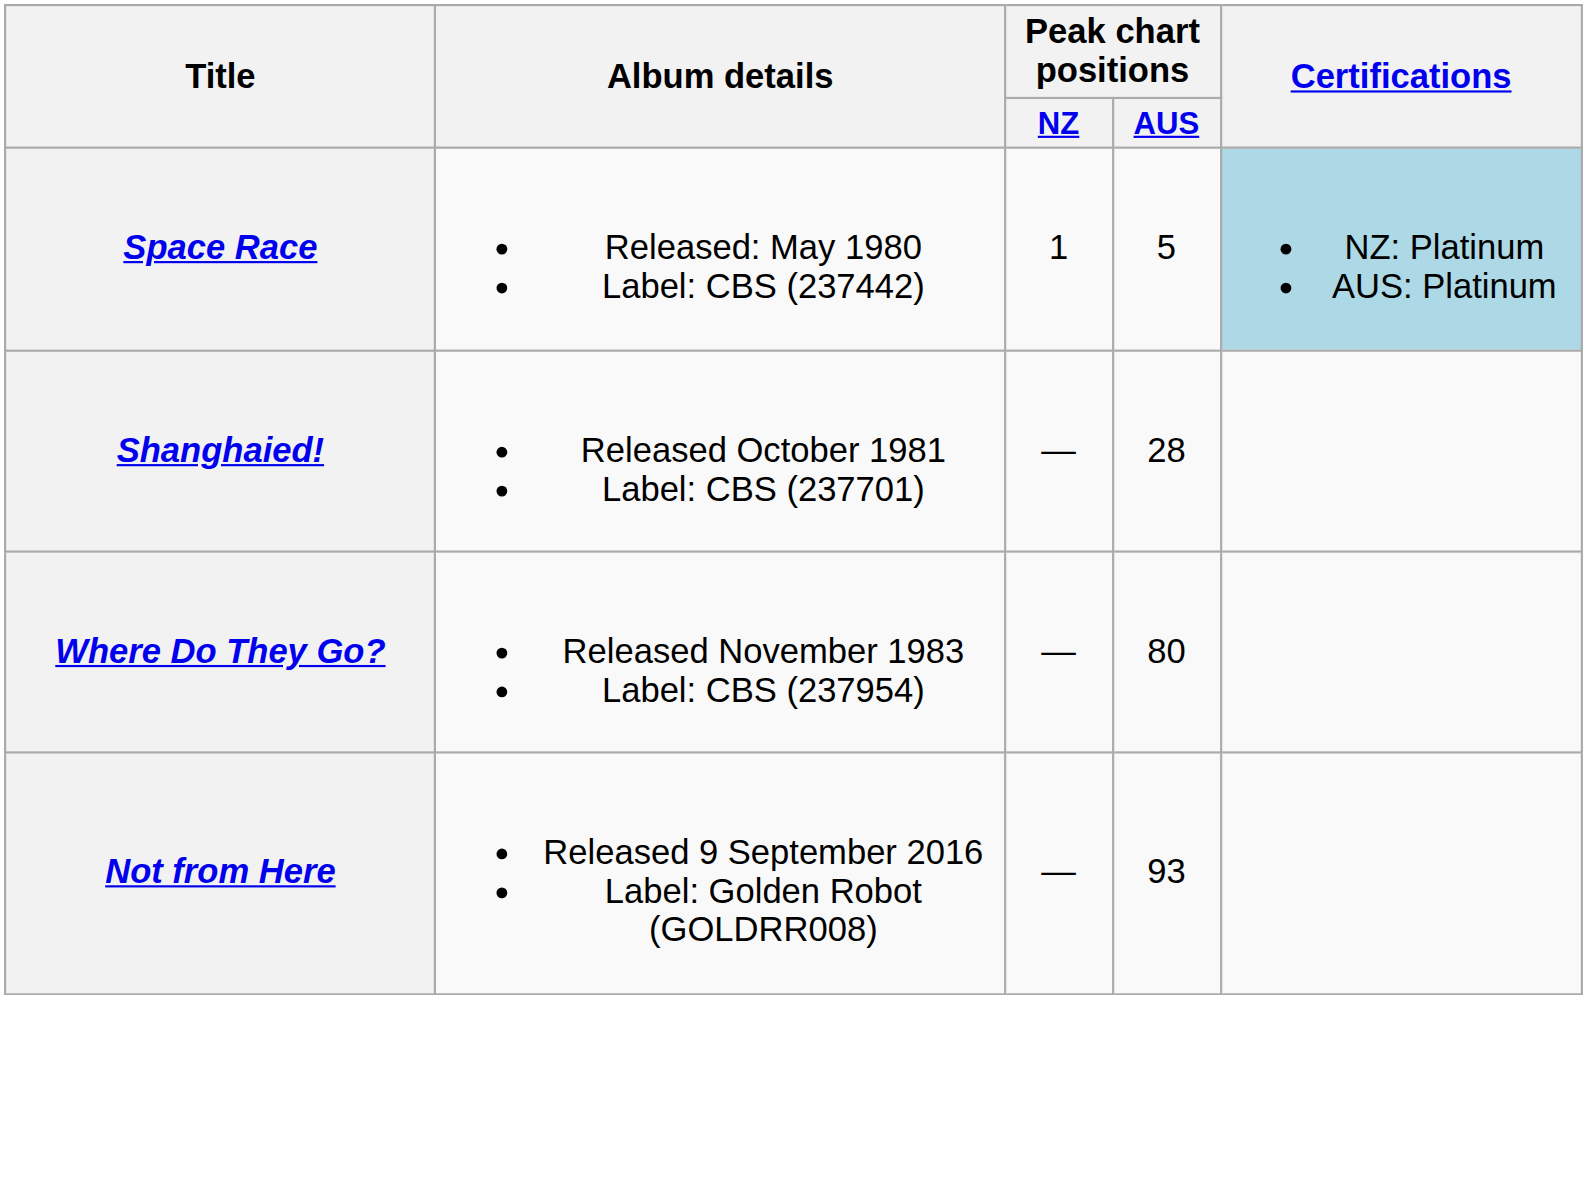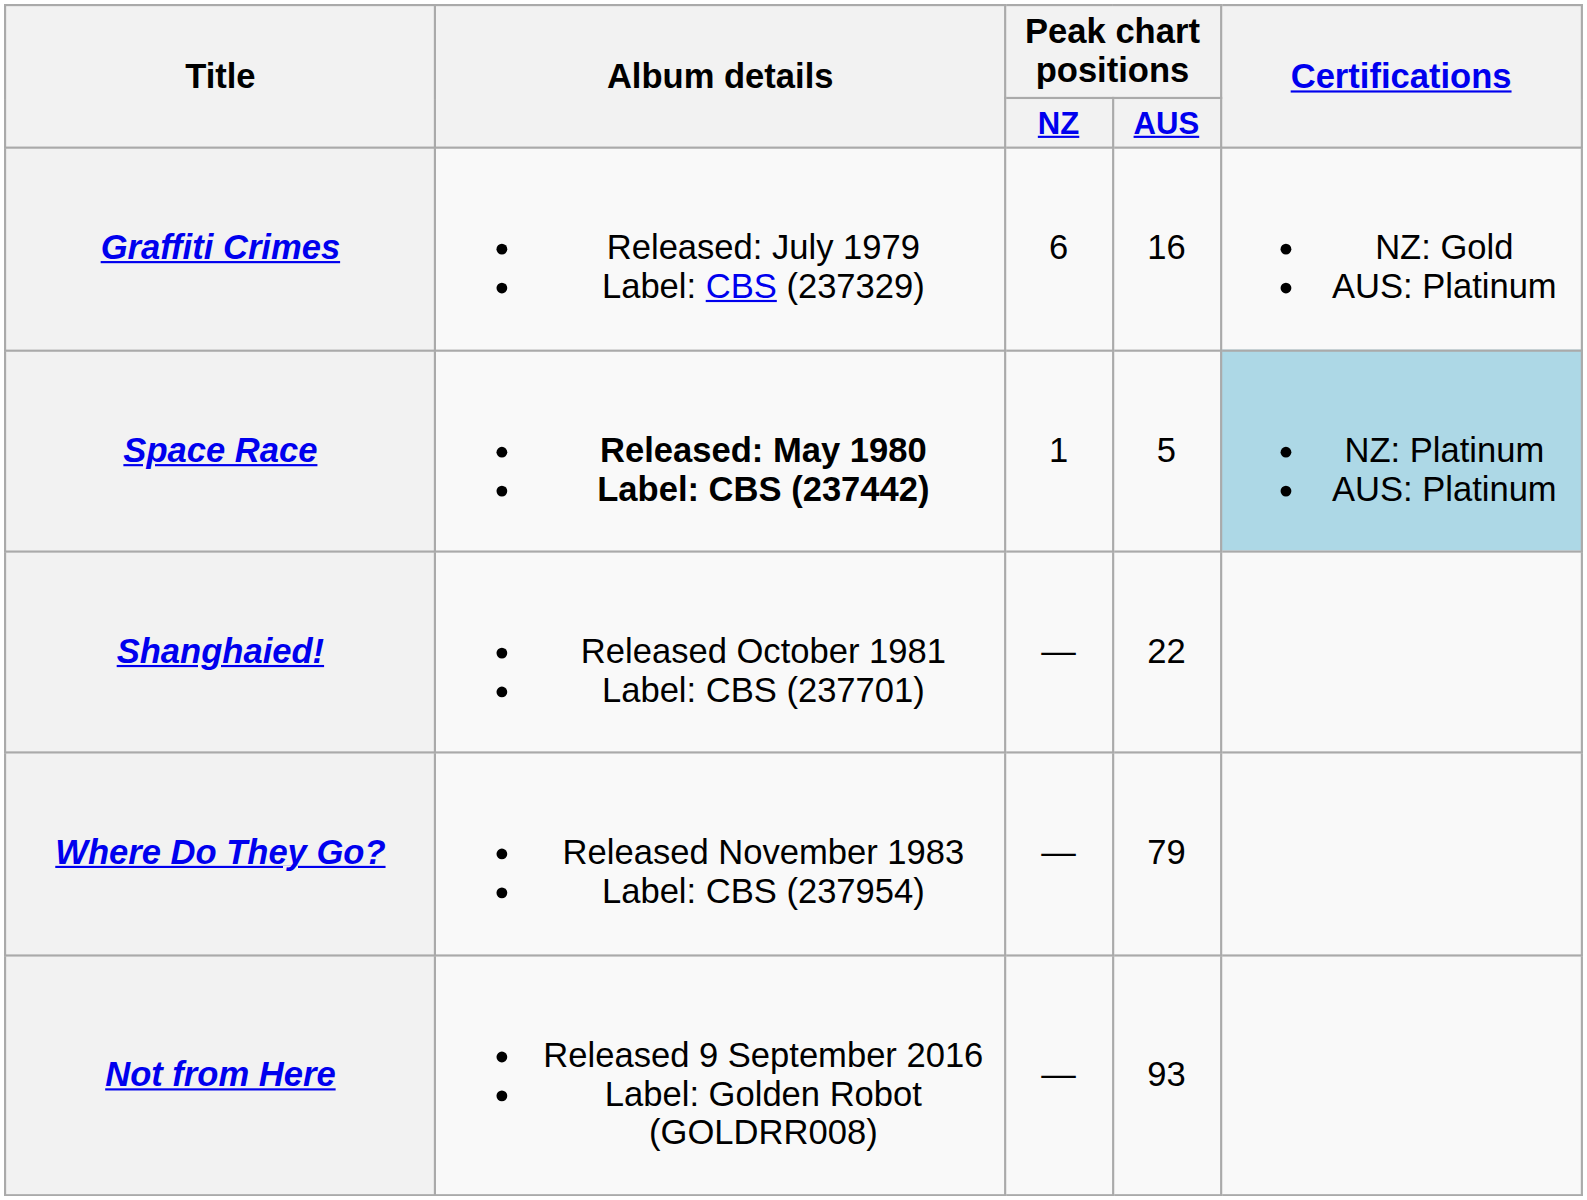+ row: (220, 248)
(720, 268) normal -> (720, 470) bold
(1166, 449) 28 -> (1166, 651) 22
(1166, 651) 80 -> (1166, 853) 79
